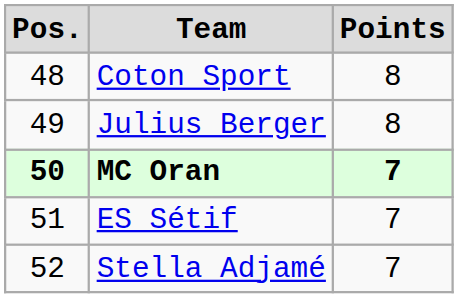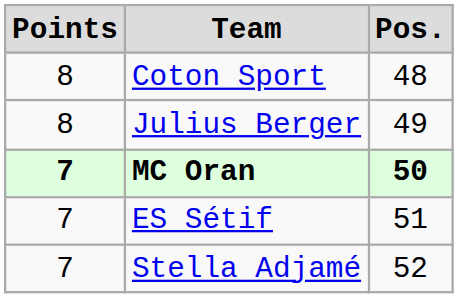columns swapped: (47, 29) <-> (393, 29)
